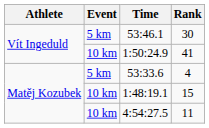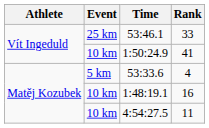(99, 34) 5 km -> (102, 34) 25 km
(188, 34) 30 -> (188, 34) 33
(188, 93) 15 -> (188, 93) 16
